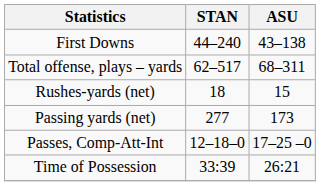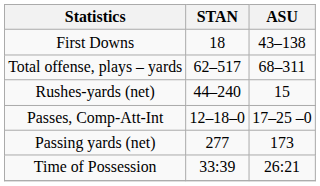(217, 42) 44–240 -> (217, 42) 18
(217, 92) 18 -> (217, 92) 44–240
rows swapped: (95, 117) <-> (95, 142)
